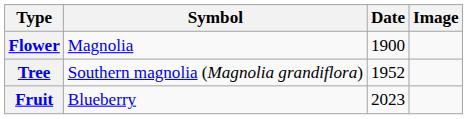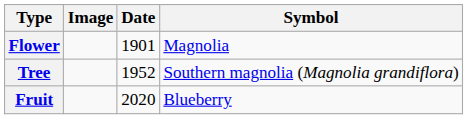columns swapped: (215, 18) <-> (436, 18)
(388, 45) 1900 -> (138, 45) 1901
(388, 99) 2023 -> (138, 99) 2020
